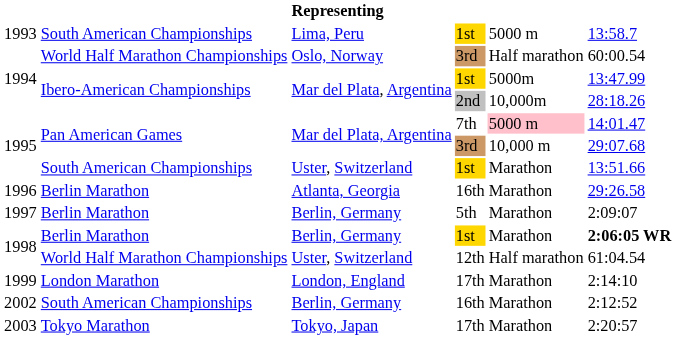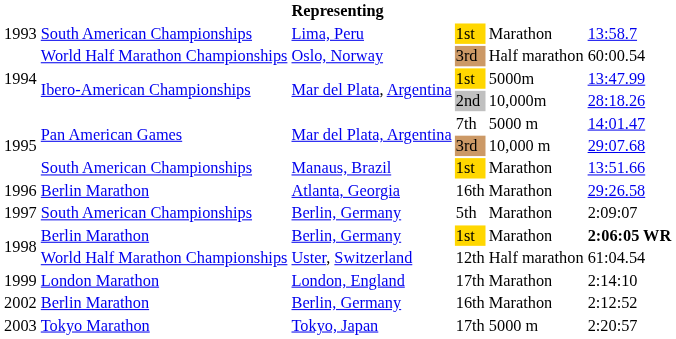(514, 33) 5000 m -> (521, 33) Marathon
(514, 123) pink background -> (514, 123) no background
(352, 168) Uster, Switzerland -> (341, 168) Manaus, Brazil
(95, 213) Berlin Marathon -> (146, 213) South American Championships
(146, 302) South American Championships -> (95, 302) Berlin Marathon
(521, 325) Marathon -> (514, 325) 5000 m
